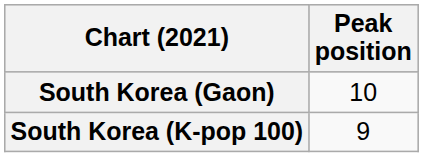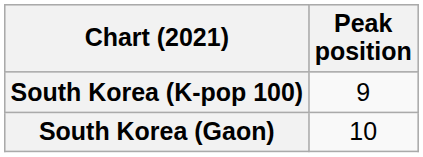rows swapped: (157, 91) <-> (157, 131)
